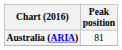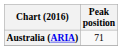(99, 38) 81 -> (99, 38) 71
